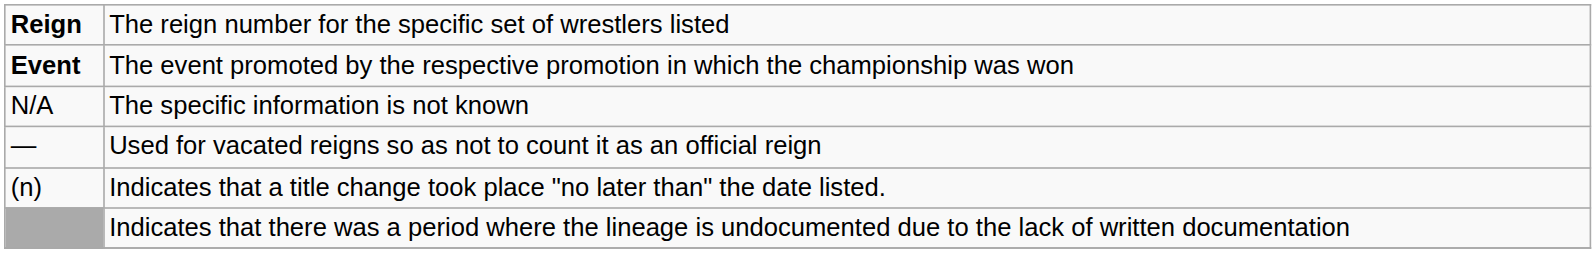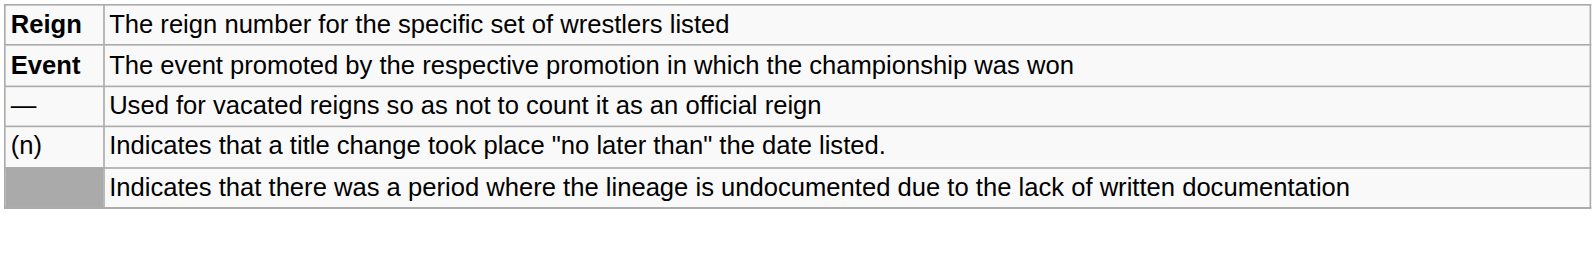- row: (319, 106)
